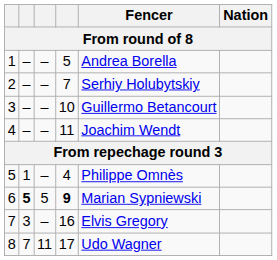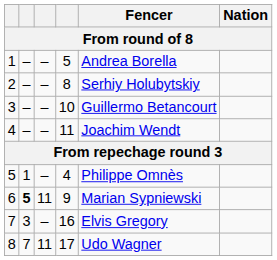(67, 84) 7 -> (67, 84) 8
(45, 198) 5 -> (45, 198) 11
(67, 198) bold -> (67, 198) normal
